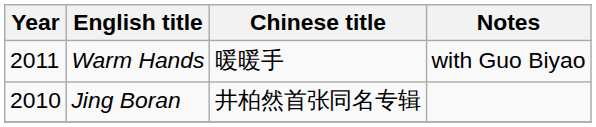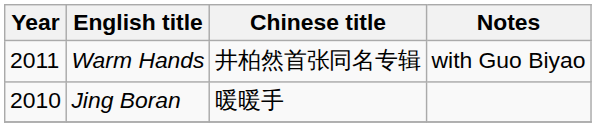(249, 60) 暖暖手 -> (318, 60) 井柏然首张同名专辑
(318, 100) 井柏然首张同名专辑 -> (249, 100) 暖暖手
